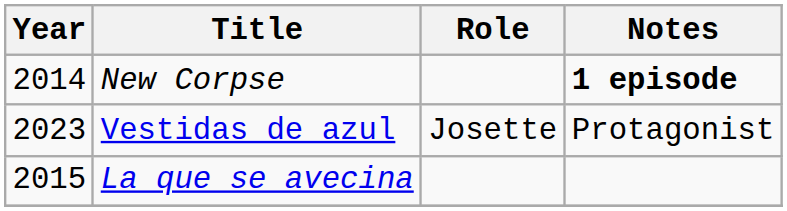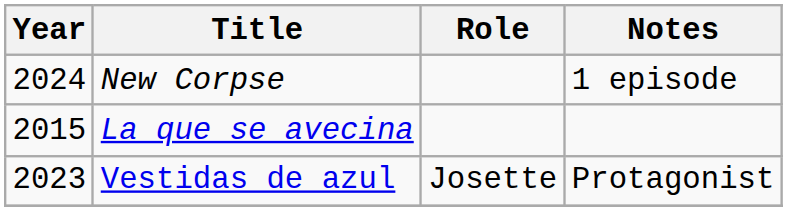(49, 80) 2014 -> (49, 80) 2024
(655, 80) bold -> (655, 80) normal
rows swapped: (257, 180) <-> (248, 130)
